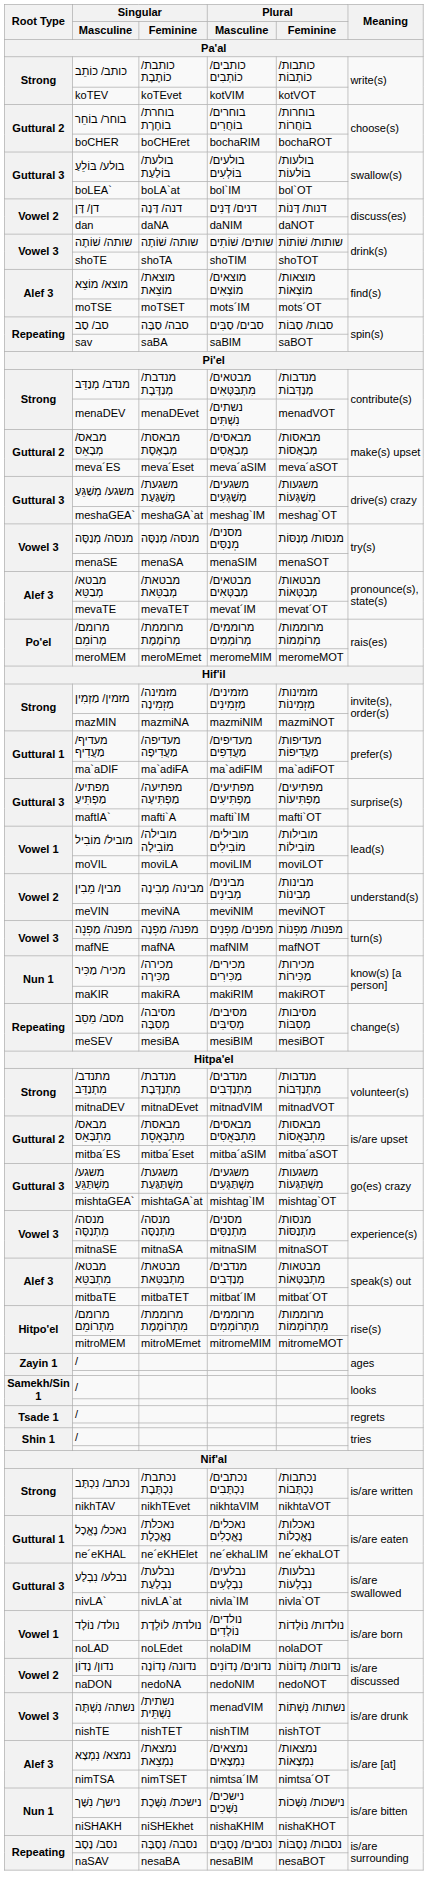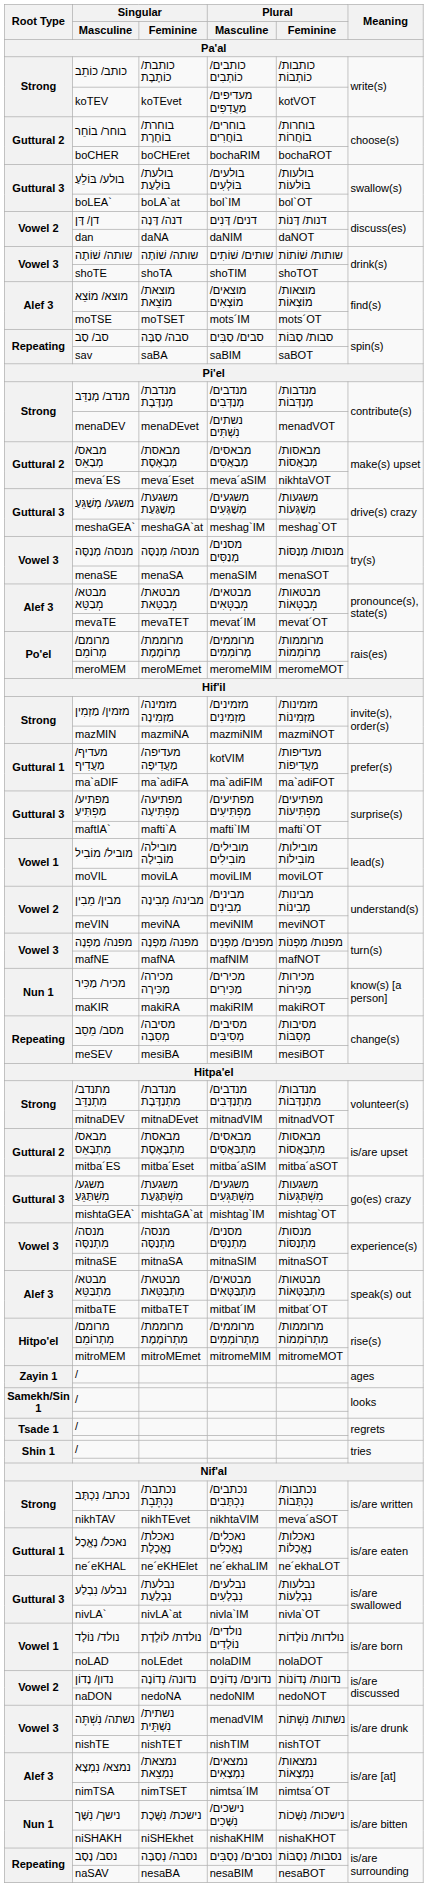(227, 95) kotVIM -> (231, 101) מעדיפים/ מַעֲדִפִים
(233, 384) מבטאים/ מִתְבַּטְּאִים -> (228, 396) מנדבים/ מְנַדְּבִים
(308, 467) meva´aSOT -> (305, 480) nikhtaVOT
(231, 746) מעדיפים/ מַעֲדִפִים -> (227, 758) kotVIM
(228, 1273) מנדבים/ מְנַדְּבִים -> (233, 1285) מבטאים/ מִתְבַּטְּאִים
(305, 1507) nikhtaVOT -> (308, 1519) meva´aSOT
